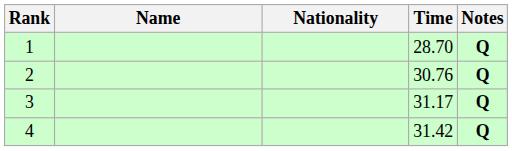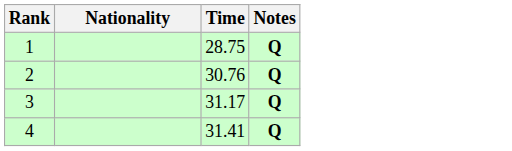- column: (158, 18)
(433, 46) 28.70 -> (225, 46) 28.75
(433, 131) 31.42 -> (225, 131) 31.41
